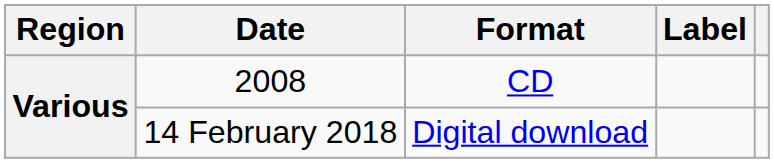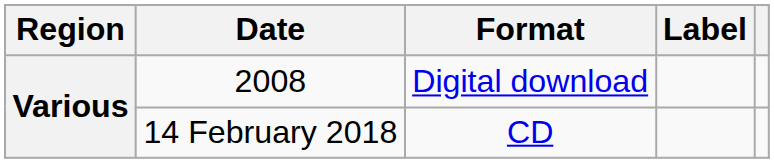(530, 81) CD -> (530, 81) Digital download
(530, 132) Digital download -> (530, 132) CD
